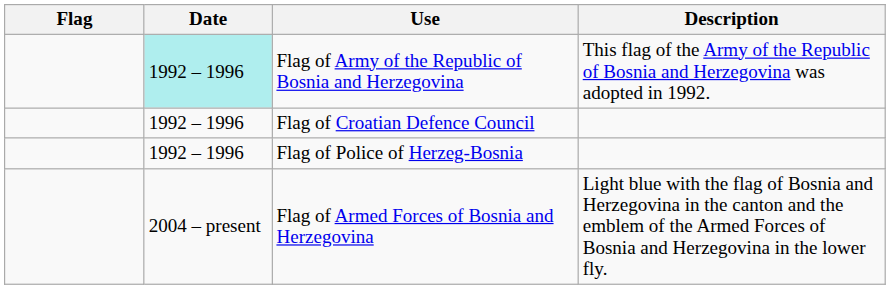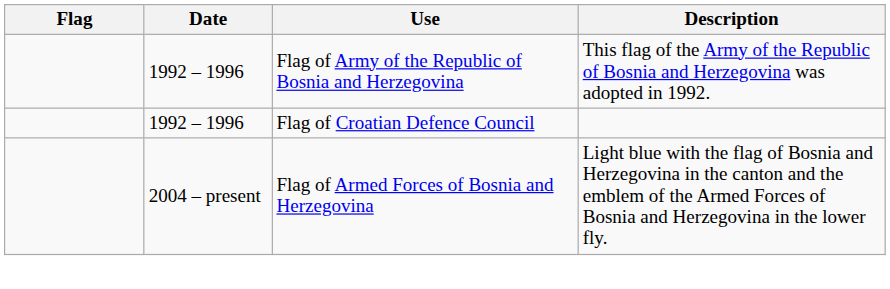(196, 71) paleturquoise background -> (196, 71) no background
- row: (400, 153)
